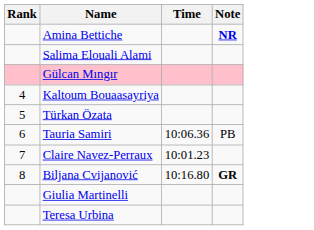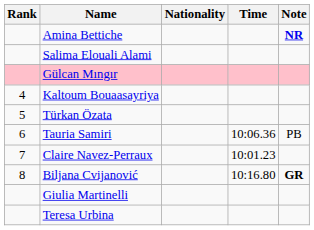+ column: (195, 14)
